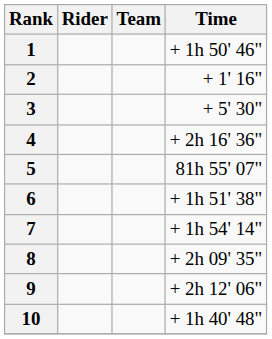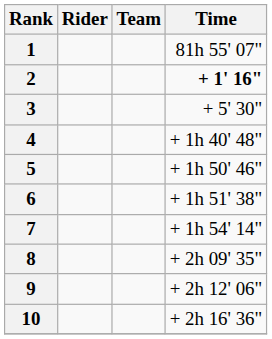(216, 49) + 1h 50' 46" -> (219, 49) 81h 55' 07"
(232, 79) normal -> (230, 79) bold
(216, 139) + 2h 16' 36" -> (216, 139) + 1h 40' 48"
(219, 169) 81h 55' 07" -> (216, 169) + 1h 50' 46"
(216, 318) + 1h 40' 48" -> (216, 318) + 2h 16' 36"
